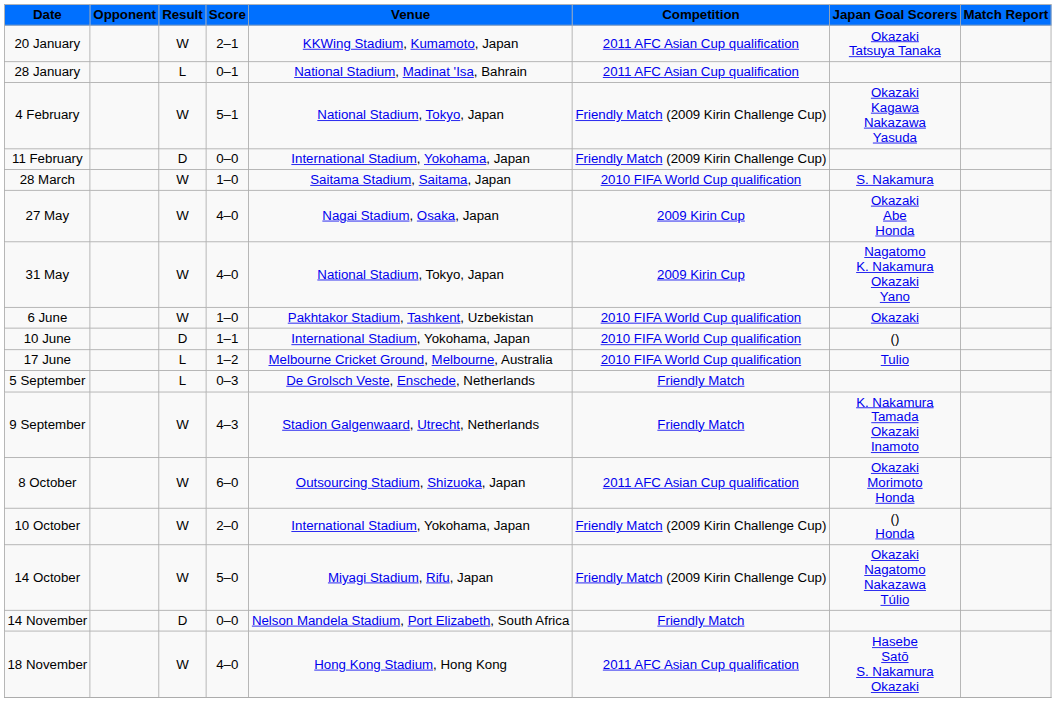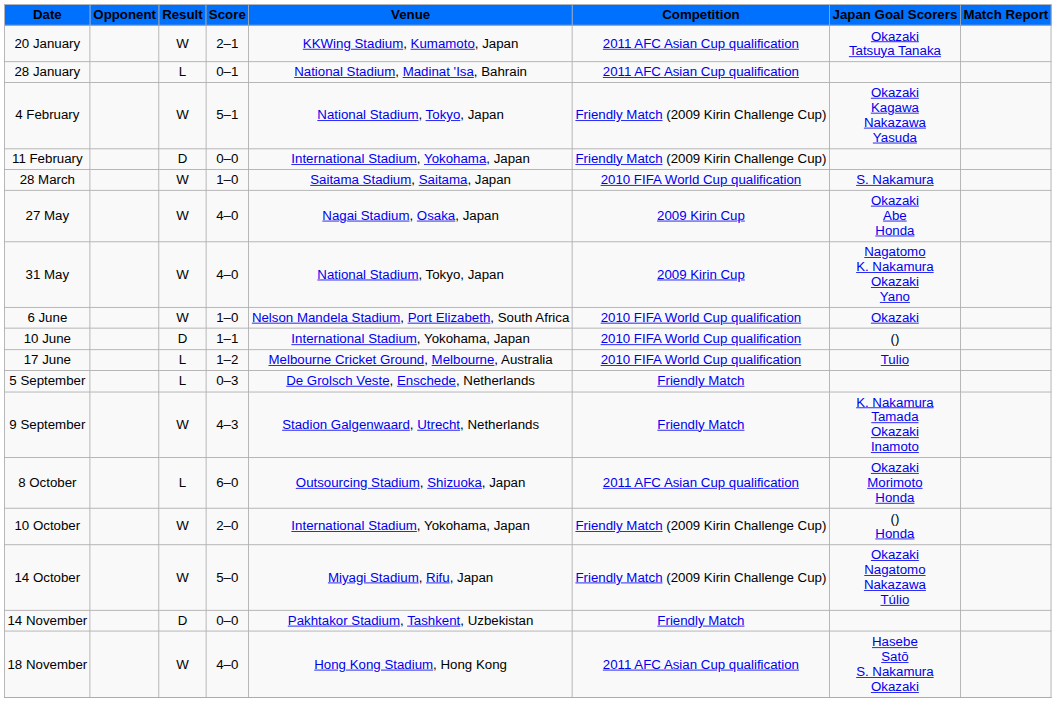(411, 317) Pakhtakor Stadium, Tashkent, Uzbekistan -> (411, 317) Nelson Mandela Stadium, Port Elizabeth, South Africa
(182, 483) W -> (182, 483) L
(411, 620) Nelson Mandela Stadium, Port Elizabeth, South Africa -> (411, 620) Pakhtakor Stadium, Tashkent, Uzbekistan
